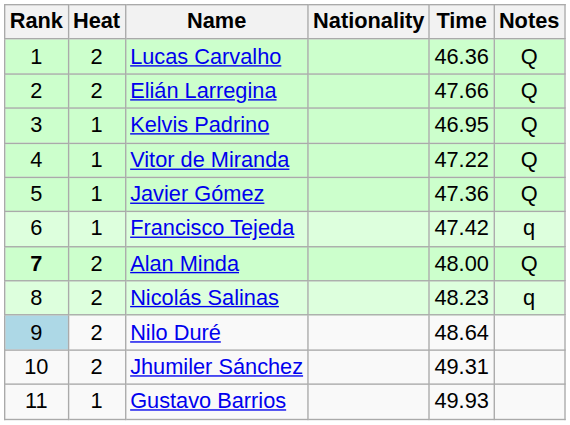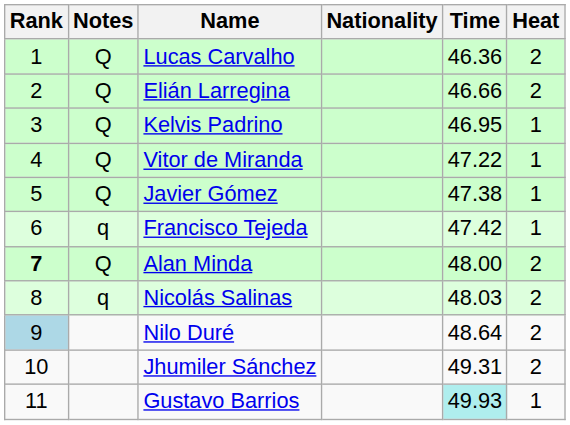columns swapped: (97, 21) <-> (529, 21)
(462, 90) 47.66 -> (475, 90) 46.66
(462, 194) 47.36 -> (475, 194) 47.38
(462, 297) 48.23 -> (475, 297) 48.03
(462, 401) no background -> (475, 401) paleturquoise background
